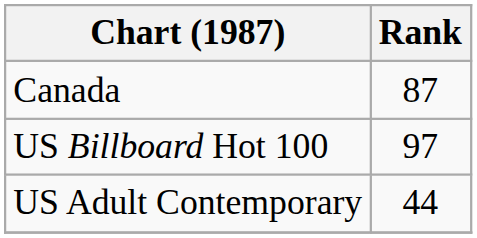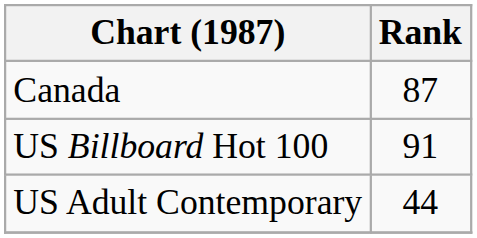(420, 145) 97 -> (420, 145) 91
